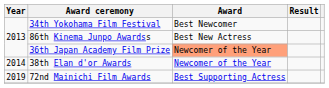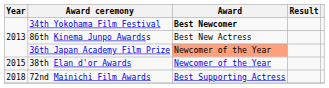(206, 24) normal -> (206, 24) bold
(16, 63) 2014 -> (16, 63) 2015
(16, 77) 2019 -> (16, 77) 2018
